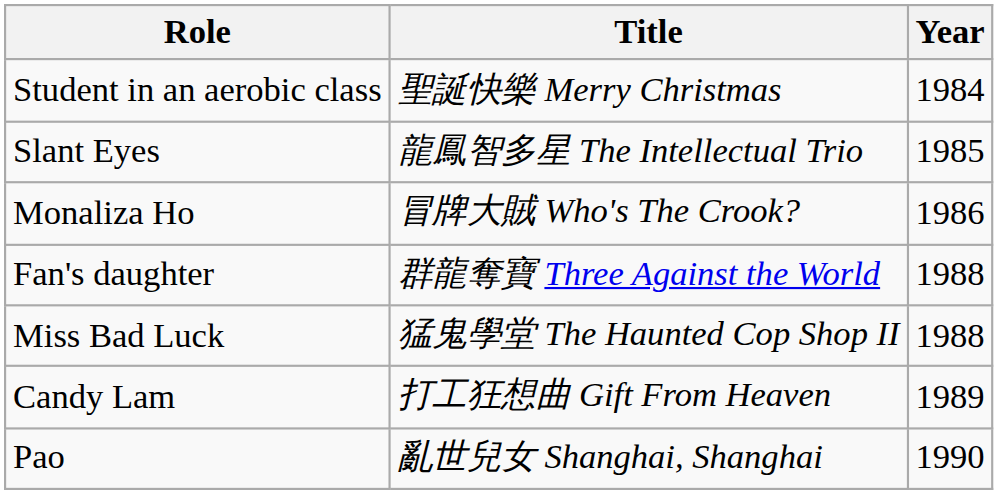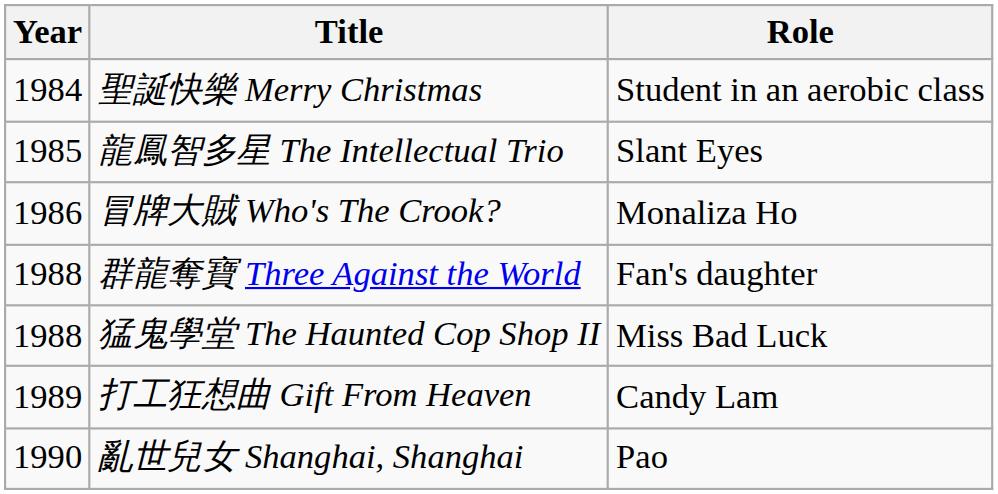columns swapped: (950, 31) <-> (197, 31)
